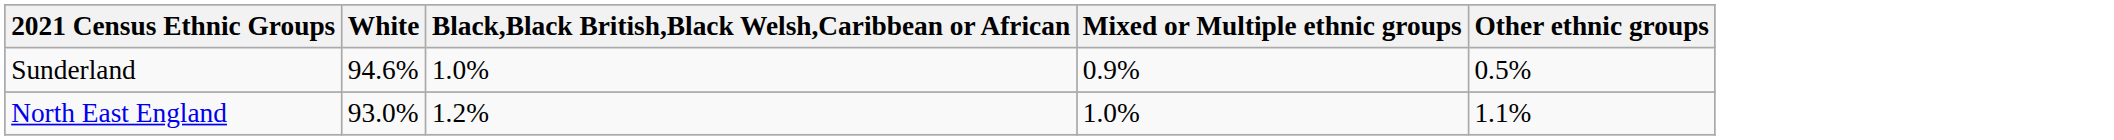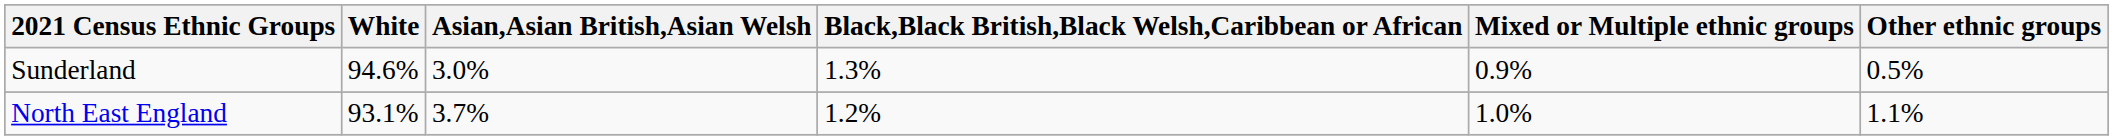+ column: (622, 26)
(460, 69) 1.0% -> (853, 69) 1.3%
(383, 112) 93.0% -> (383, 112) 93.1%
